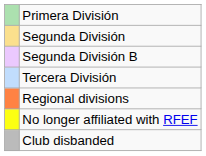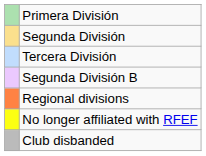rows swapped: (80, 57) <-> (69, 78)
